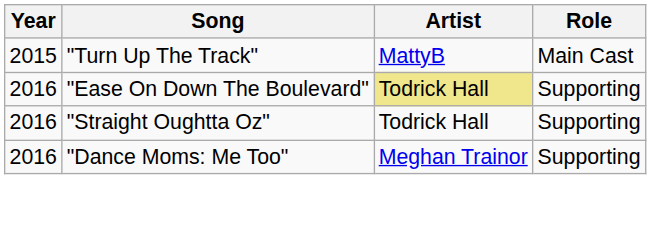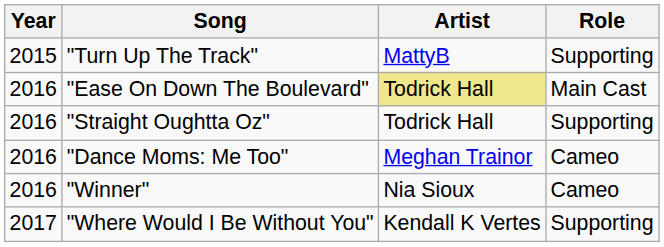(585, 55) Main Cast -> (602, 55) Supporting
(589, 88) Supporting -> (598, 88) Main Cast
(589, 156) Supporting -> (585, 156) Cameo
+ row: (108, 190)
+ row: (220, 223)
